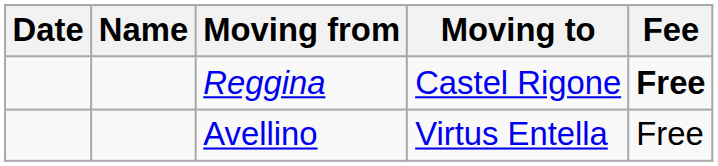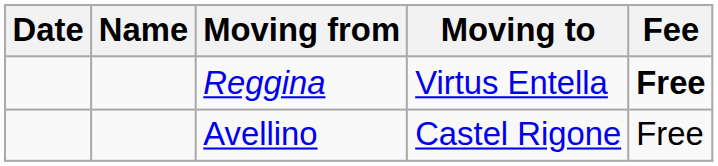(518, 82) Castel Rigone -> (512, 82) Virtus Entella
(512, 134) Virtus Entella -> (518, 134) Castel Rigone
